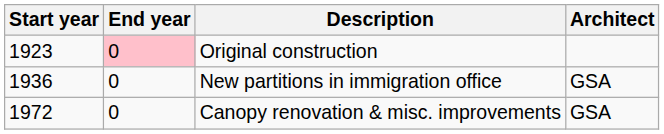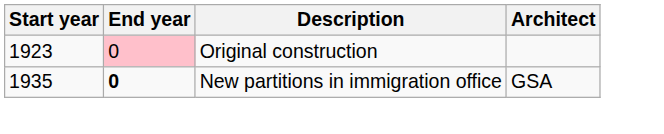(31, 81) 1936 -> (31, 81) 1935
(114, 81) normal -> (114, 81) bold
- row: (380, 112)
